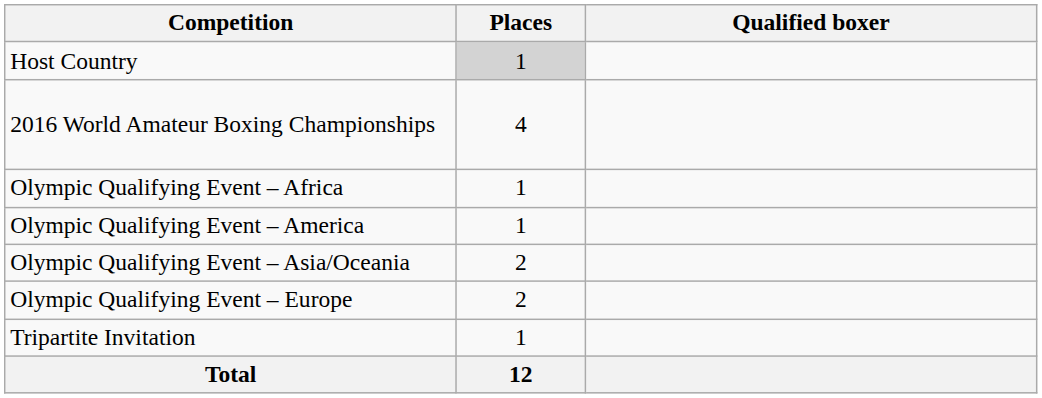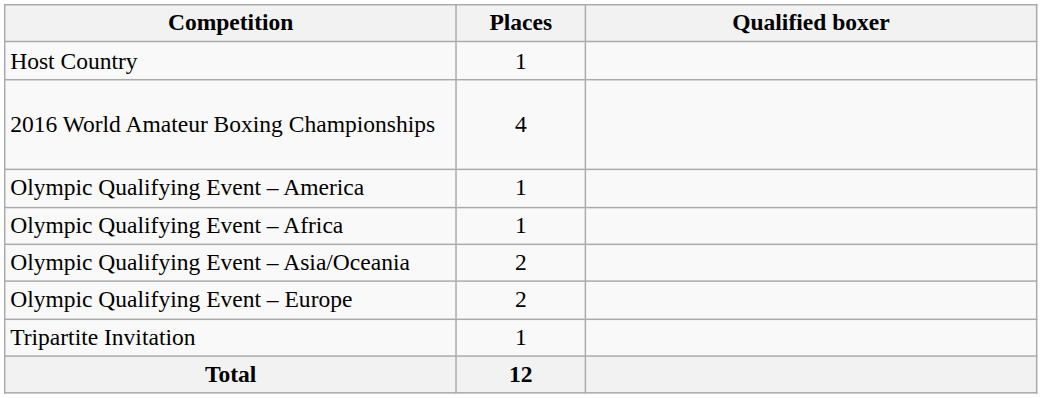(521, 60) lightgrey background -> (521, 60) no background
rows swapped: (177, 187) <-> (187, 225)
